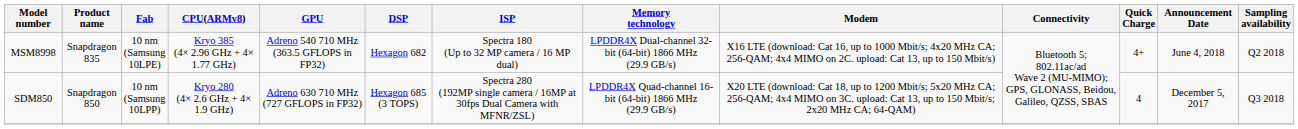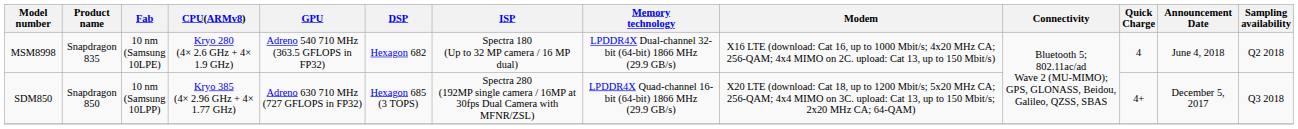(214, 52) Kryo 385 (4× 2.96 GHz + 4× 1.77 GHz) -> (214, 52) Kryo 280 (4× 2.6 GHz + 4× 1.9 GHz)
(1139, 52) 4+ -> (1139, 52) 4
(214, 98) Kryo 280 (4× 2.6 GHz + 4× 1.9 GHz) -> (214, 98) Kryo 385 (4× 2.96 GHz + 4× 1.77 GHz)
(1139, 98) 4 -> (1139, 98) 4+
